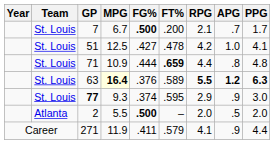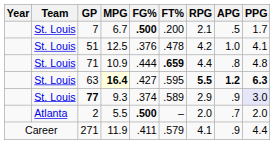(236, 30) .7 -> (236, 30) .5
(146, 47) .427 -> (146, 47) .376
(146, 80) .376 -> (146, 80) .427
(174, 80) .589 -> (174, 80) .595
(174, 97) .595 -> (174, 97) .589
(260, 97) no background -> (260, 97) lavender background
(236, 114) .5 -> (236, 114) .7
